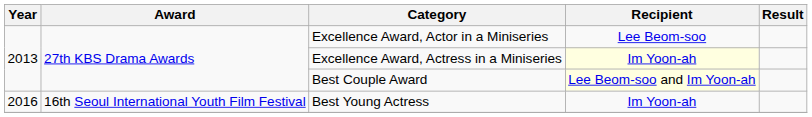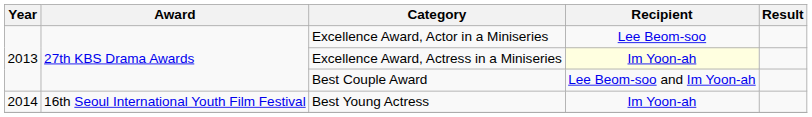(662, 79) lightyellow background -> (662, 79) no background
(23, 101) 2016 -> (23, 101) 2014
